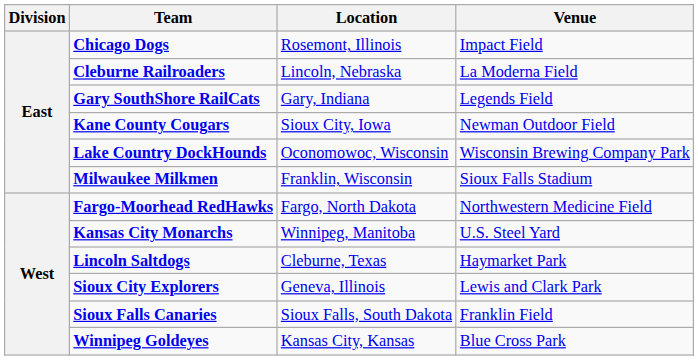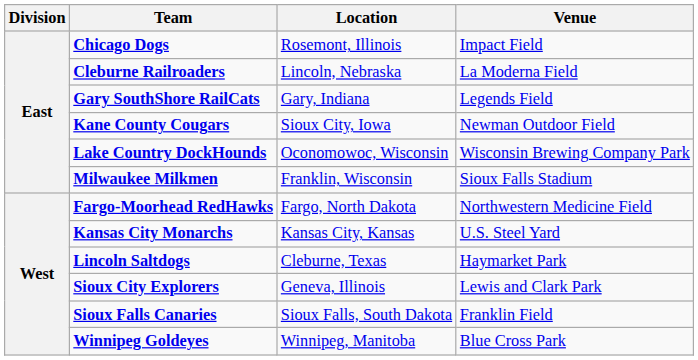(348, 232) Winnipeg, Manitoba -> (348, 232) Kansas City, Kansas
(348, 340) Kansas City, Kansas -> (348, 340) Winnipeg, Manitoba
